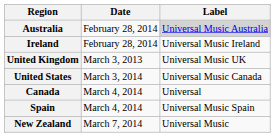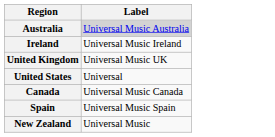- column: (120, 12)
(212, 76) Universal Music Canada -> (103, 76) Universal
(182, 92) Universal -> (133, 92) Universal Music Canada
